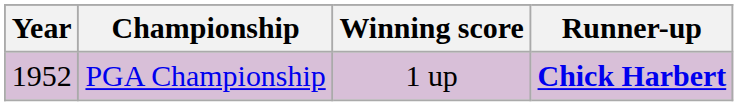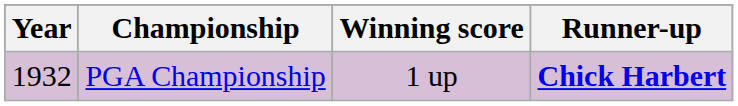(42, 75) 1952 -> (42, 75) 1932
